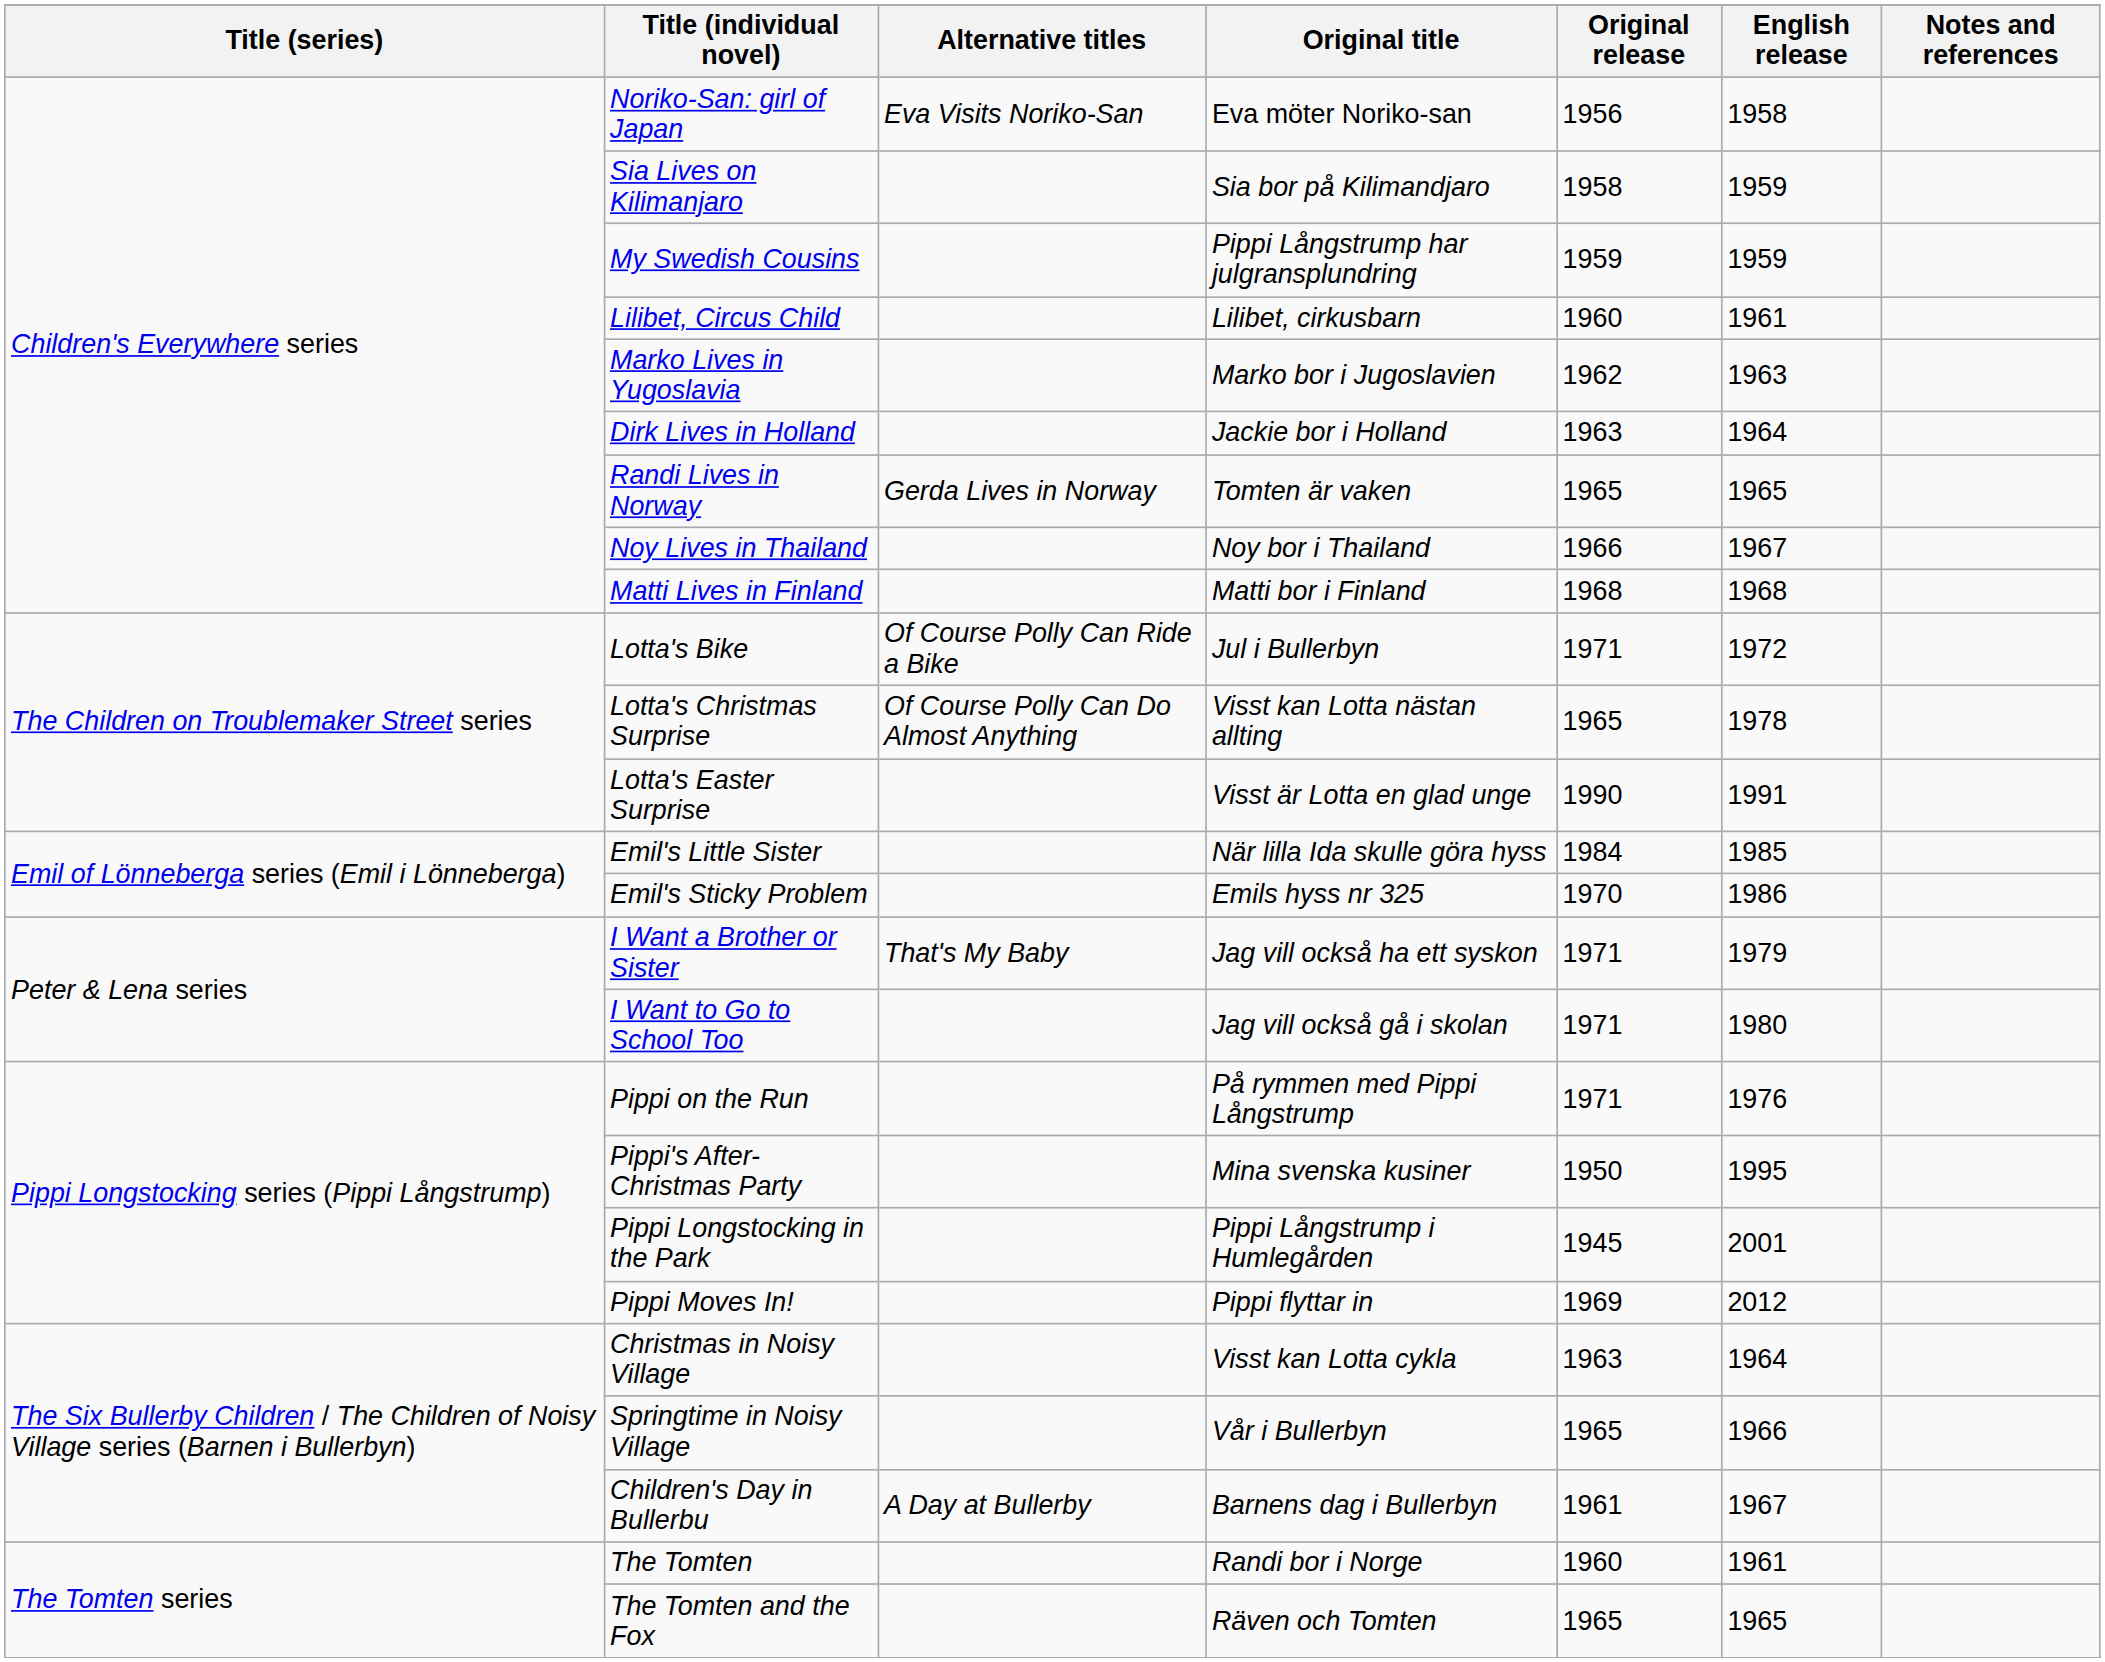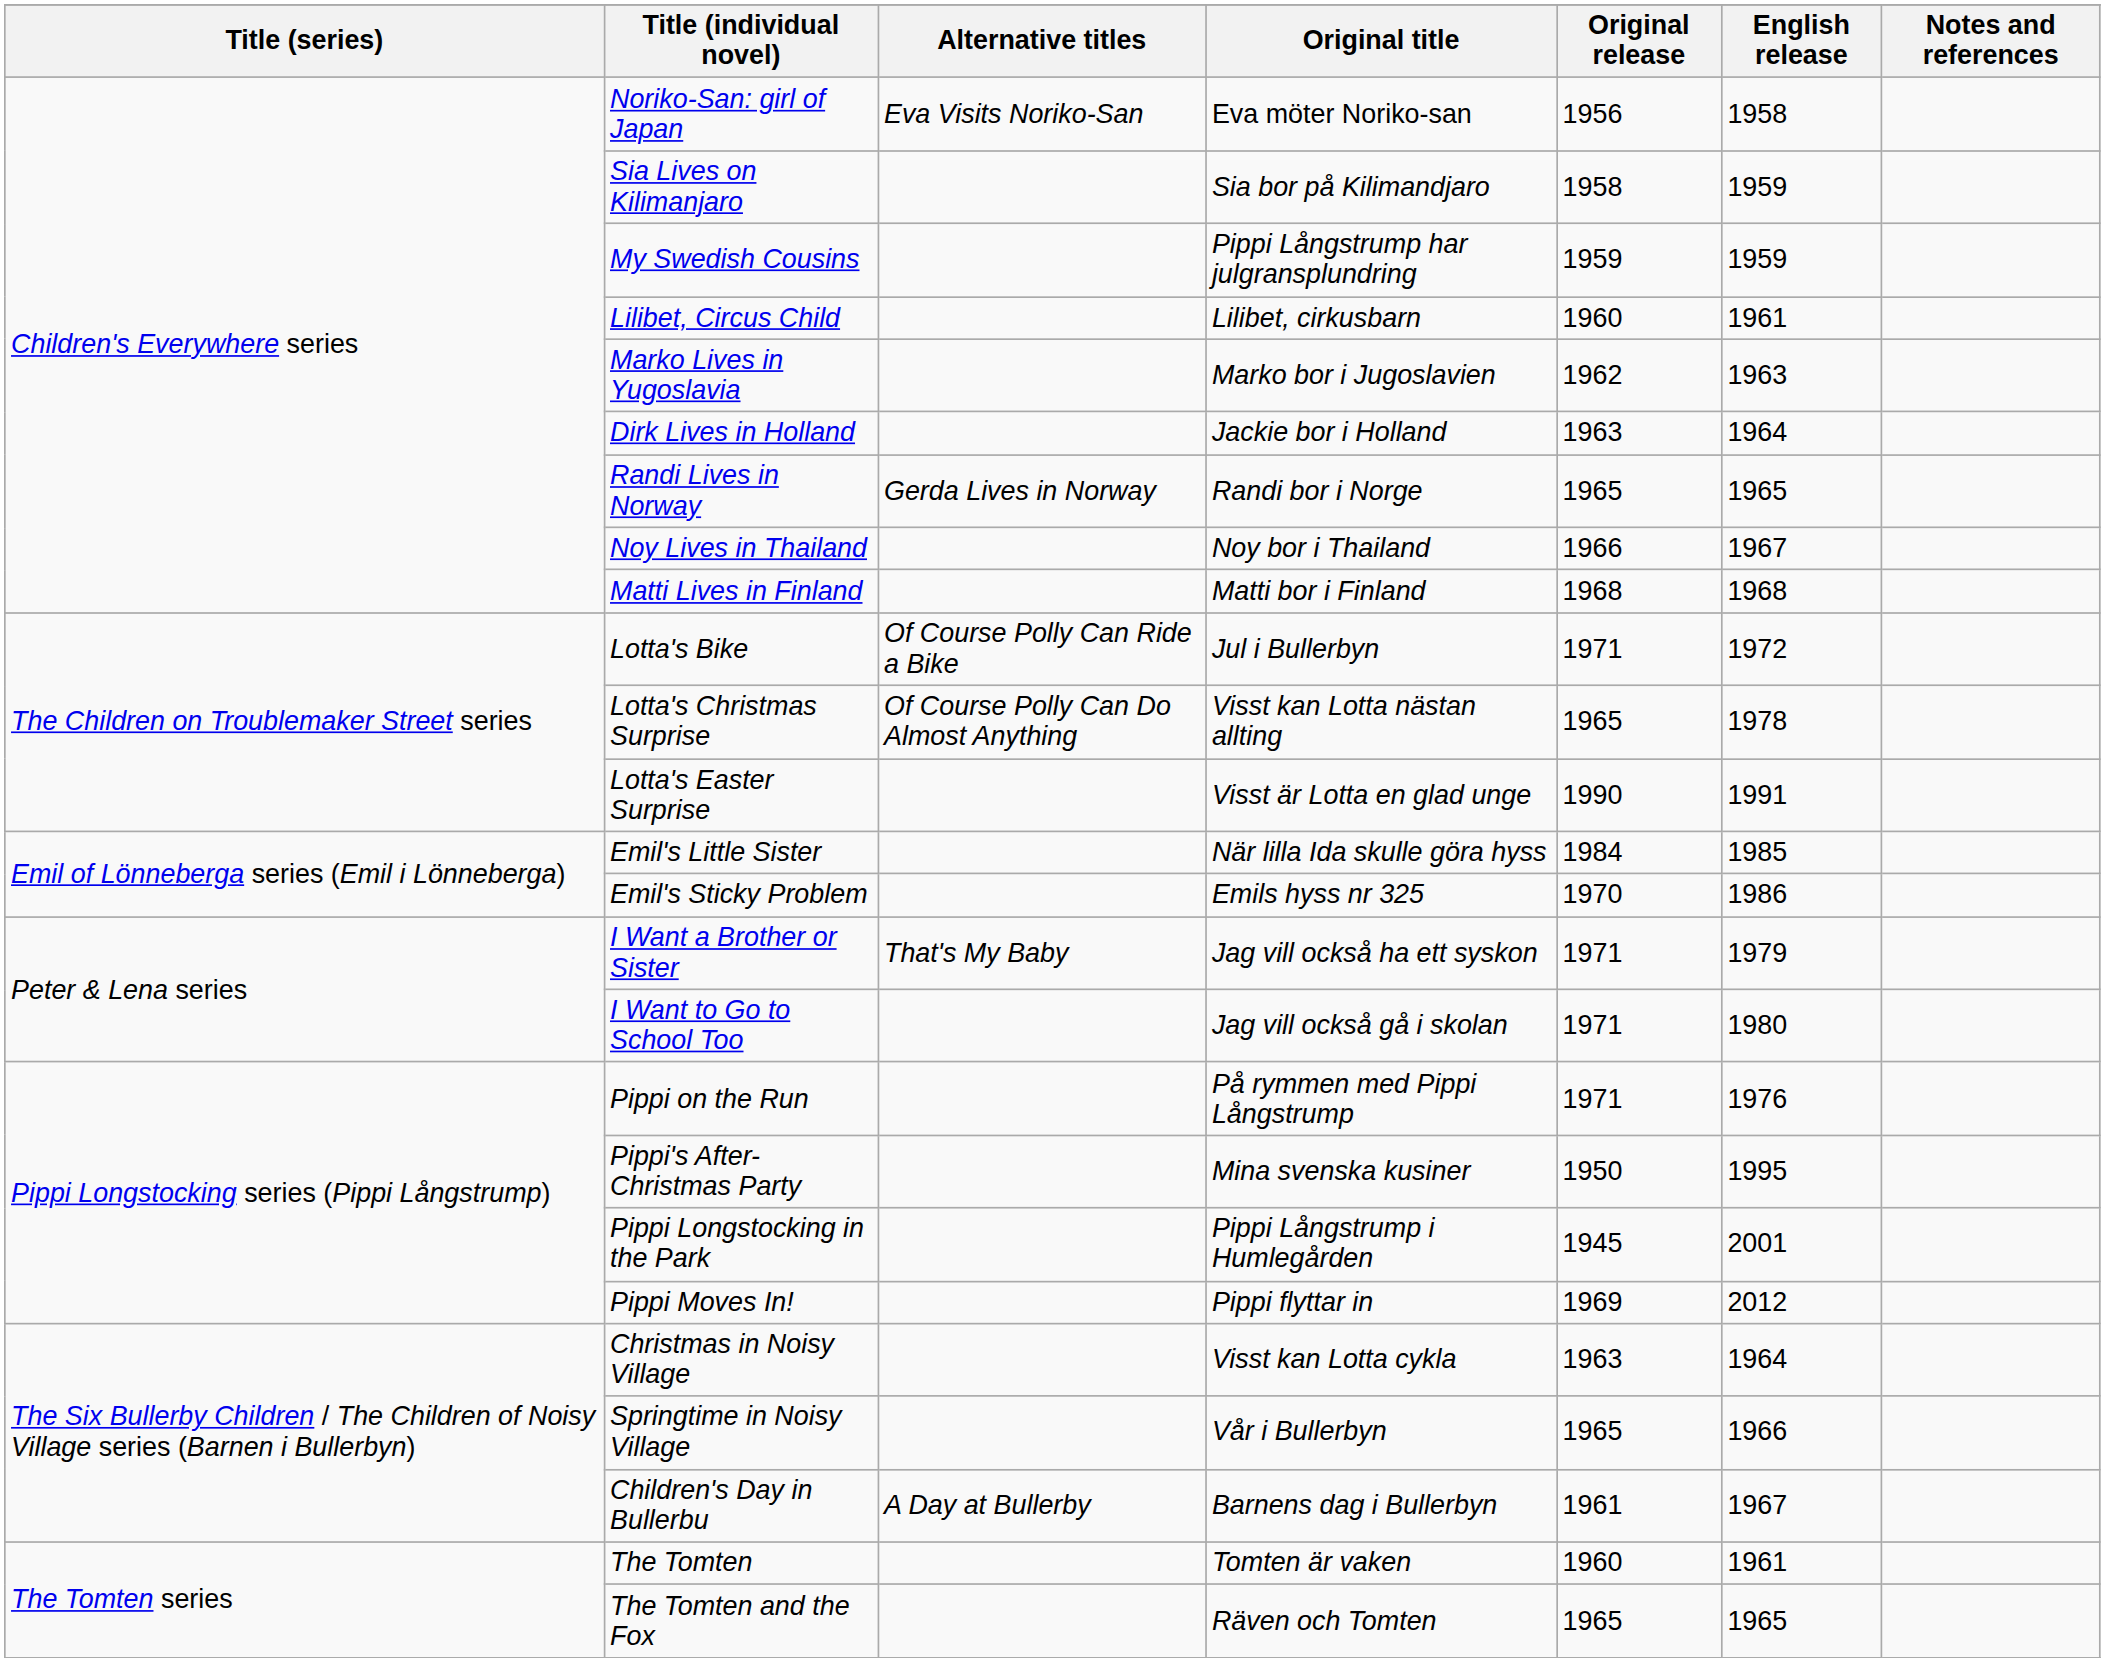(1312, 490) Tomten är vaken -> (1317, 490) Randi bor i Norge
(1317, 1563) Randi bor i Norge -> (1312, 1563) Tomten är vaken
